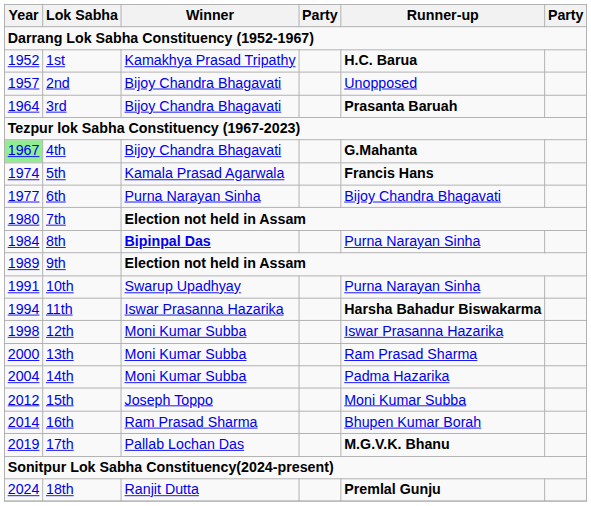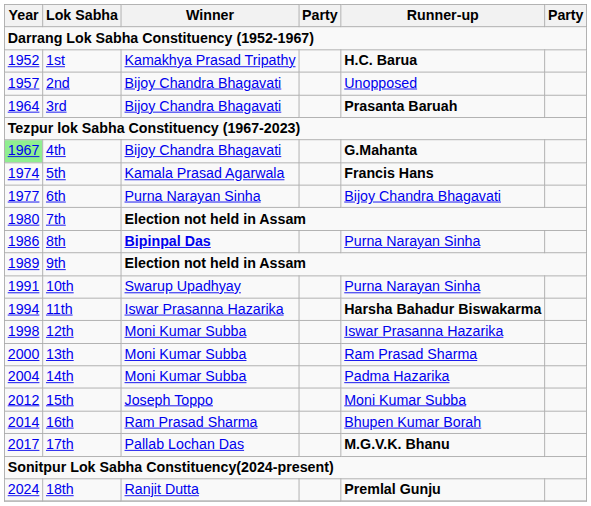(24, 241) 1984 -> (24, 241) 1986
(24, 444) 2019 -> (24, 444) 2017
